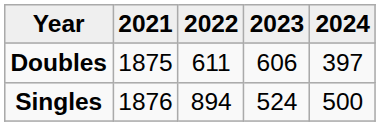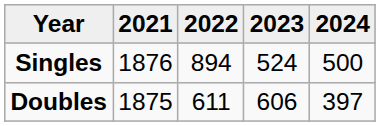rows swapped: (59, 101) <-> (59, 62)
